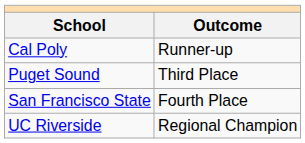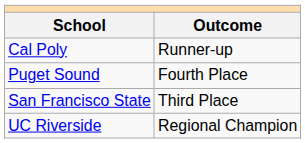(198, 75) Third Place -> (203, 75) Fourth Place
(203, 100) Fourth Place -> (198, 100) Third Place
